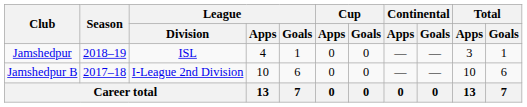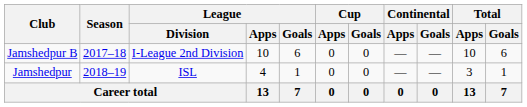rows swapped: (42, 72) <-> (42, 53)
